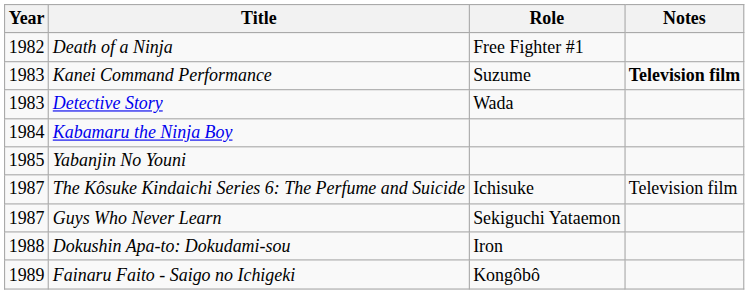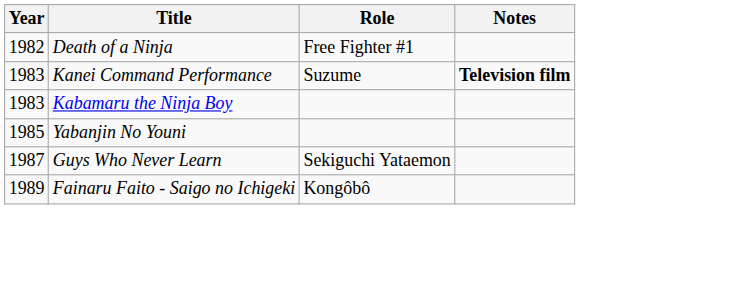- row: (108, 103)
(27, 132) 1984 -> (27, 103) 1983
- row: (259, 189)
- row: (172, 246)
